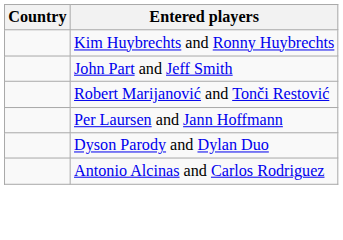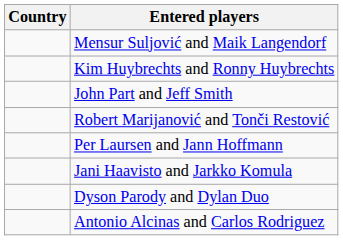+ row: (200, 42)
+ row: (183, 171)
